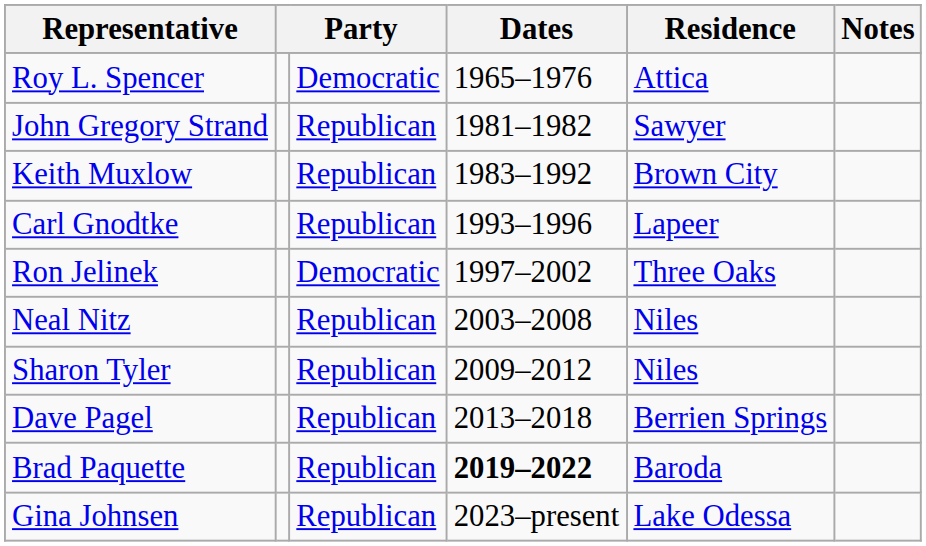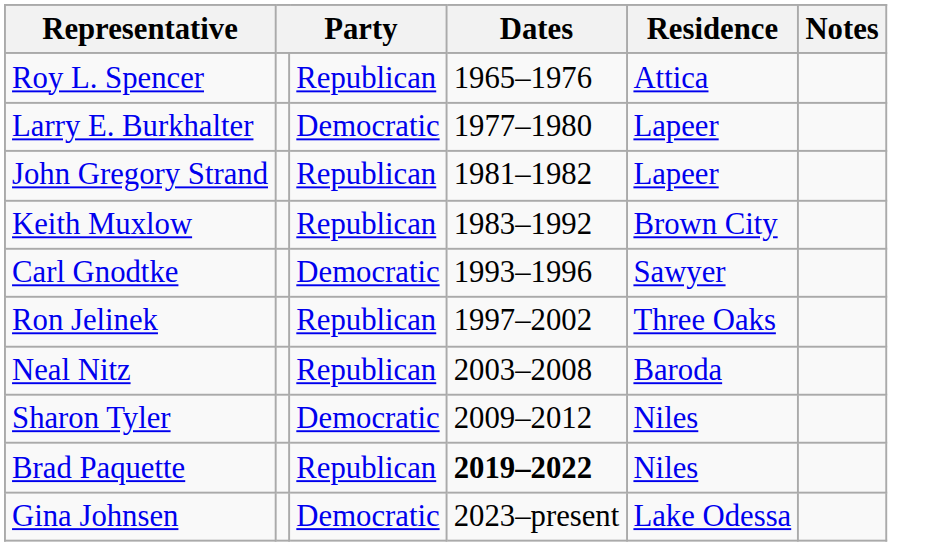(368, 77) Democratic -> (366, 77) Republican
+ row: (133, 126)
(679, 126) Sawyer -> (676, 175) Lapeer
(366, 223) Republican -> (368, 272) Democratic
(676, 223) Lapeer -> (679, 272) Sawyer
(368, 272) Democratic -> (366, 321) Republican
(666, 321) Niles -> (678, 369) Baroda
(366, 369) Republican -> (368, 418) Democratic
- row: (82, 418)
(678, 467) Baroda -> (666, 467) Niles
(366, 516) Republican -> (368, 516) Democratic
